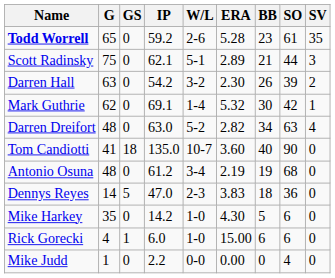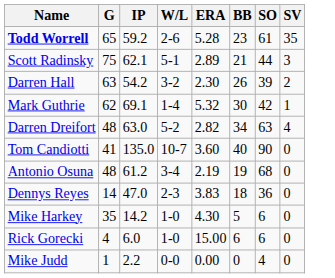- column: (132, 15)
